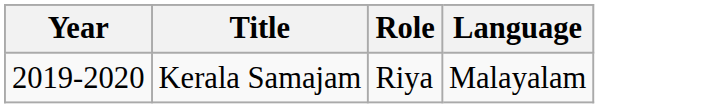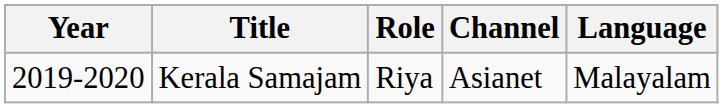+ column: (504, 28)
